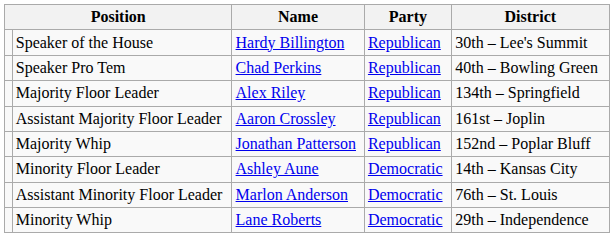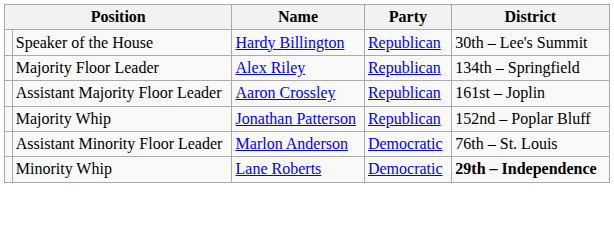- row: (71, 67)
- row: (88, 169)
(522, 220) normal -> (526, 169) bold
